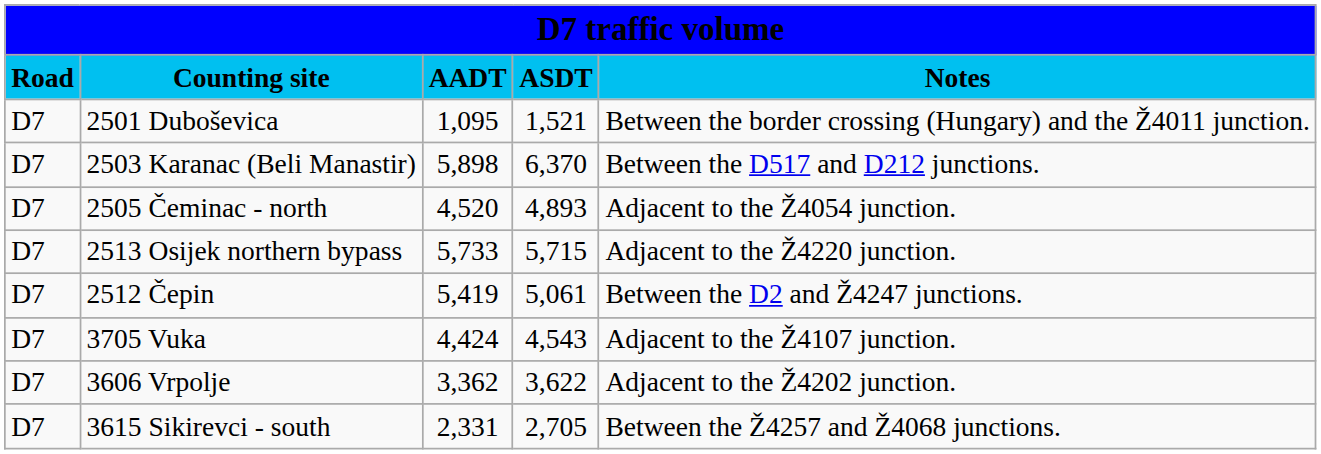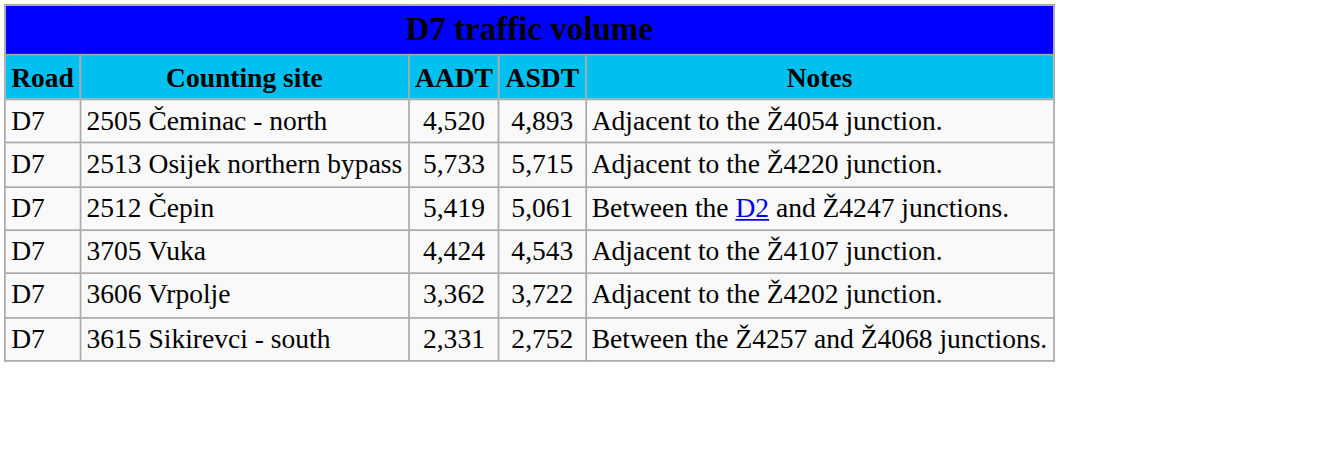- row: (183, 120)
- row: (251, 164)
(556, 382) 3,622 -> (542, 295) 3,722
(556, 426) 2,705 -> (542, 338) 2,752
